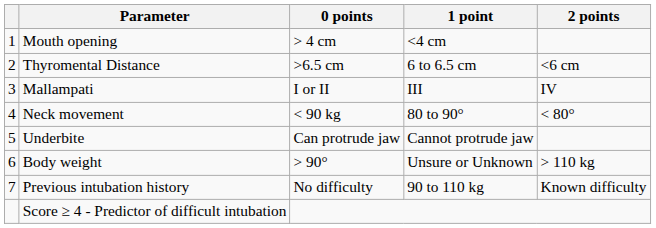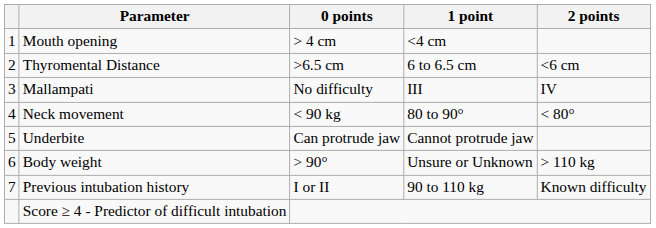(311, 89) I or II -> (333, 89) No difficulty
(333, 187) No difficulty -> (311, 187) I or II
